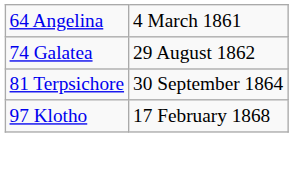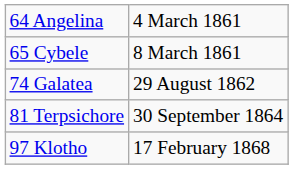+ row: (49, 52)
